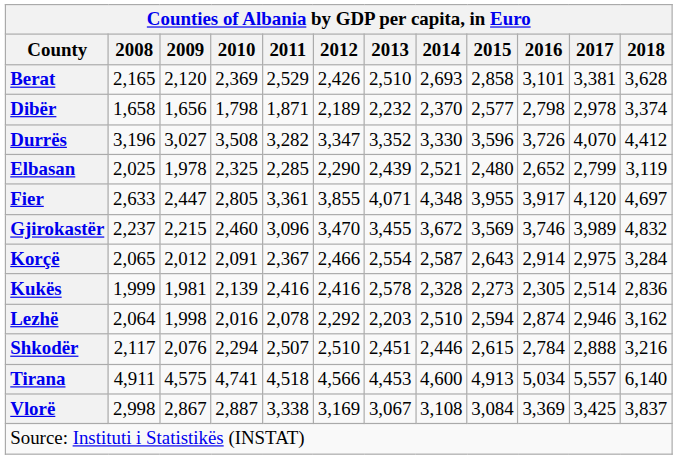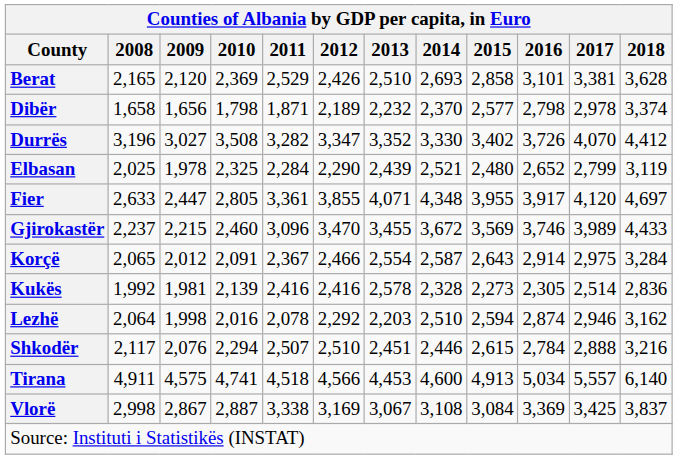(492, 139) 3,596 -> (492, 139) 3,402
(288, 169) 2,285 -> (288, 169) 2,284
(646, 229) 4,832 -> (646, 229) 4,433
(134, 288) 1,999 -> (134, 288) 1,992
